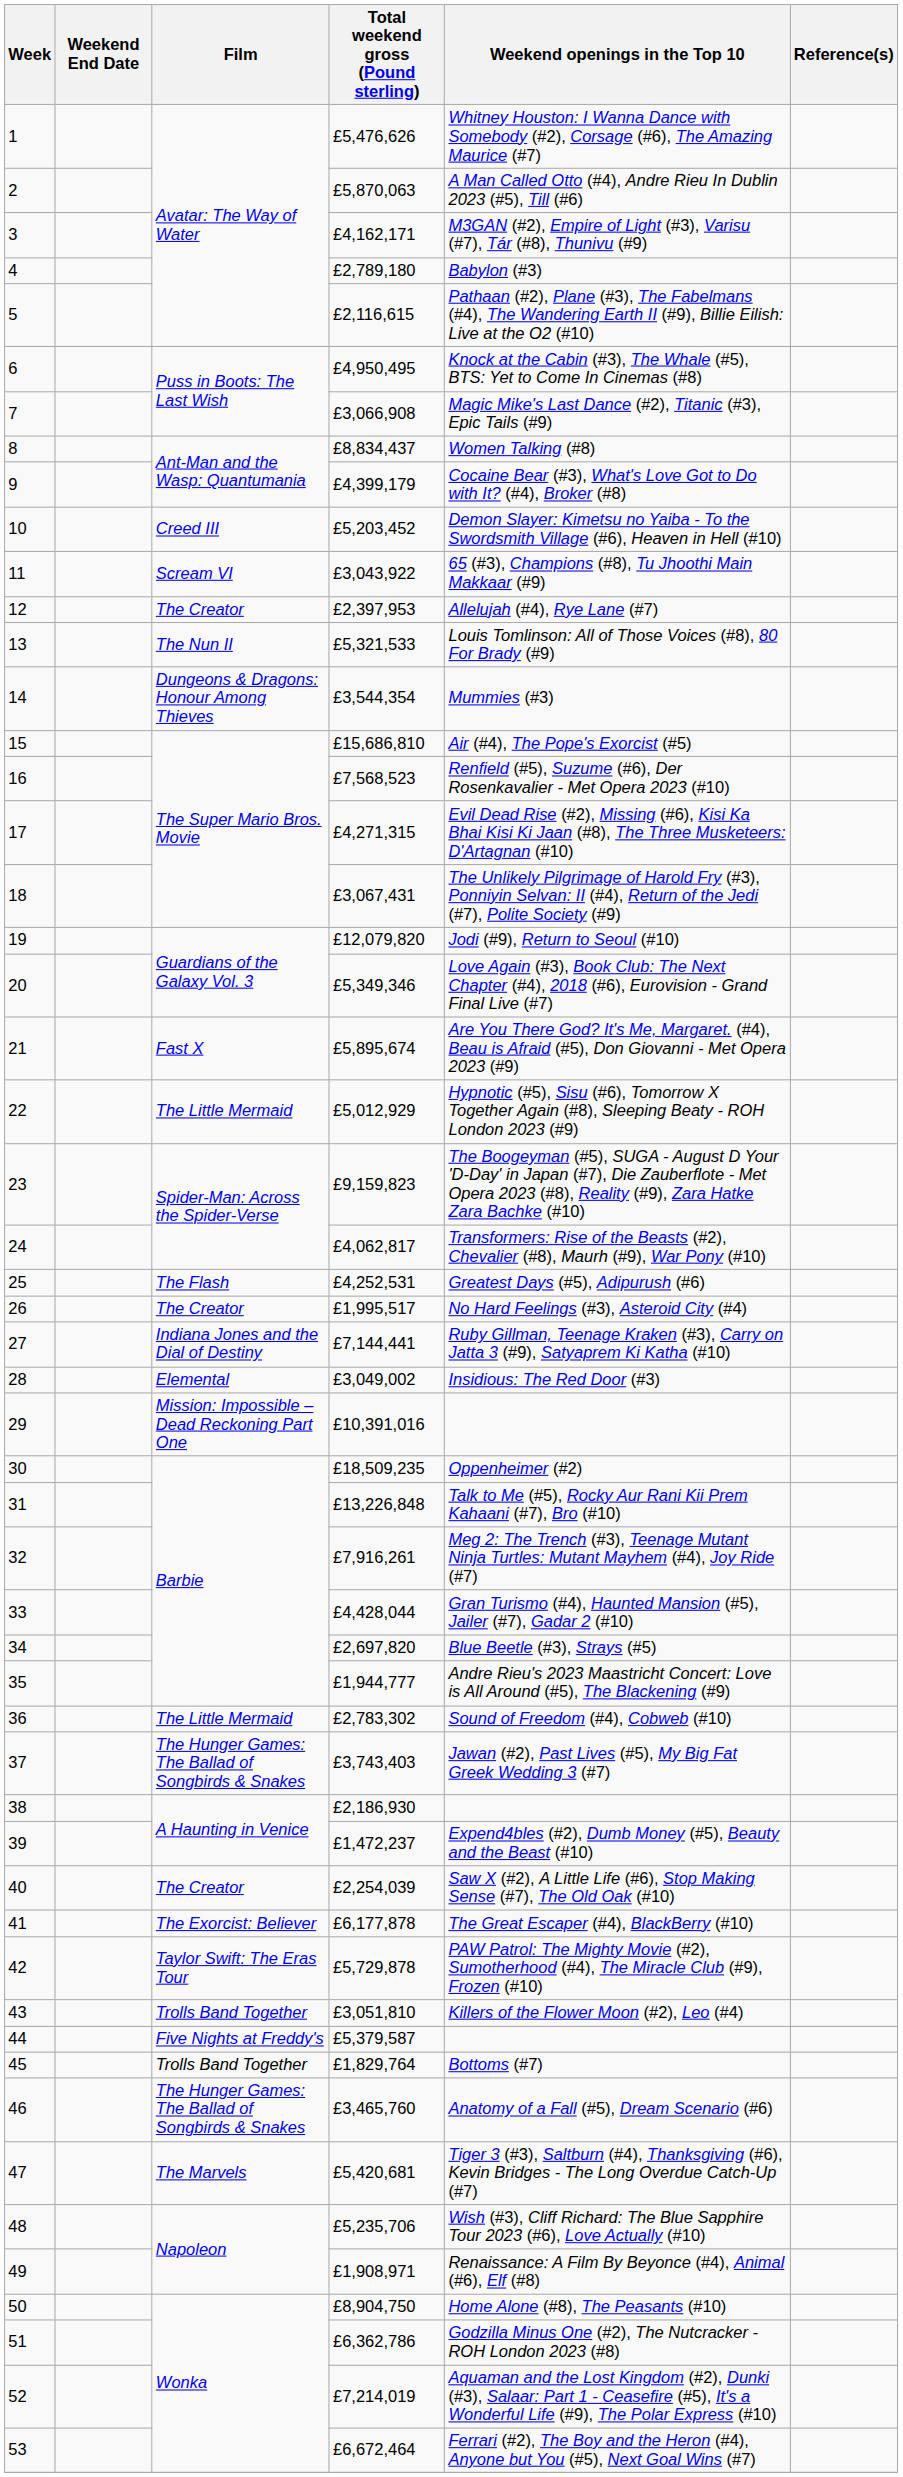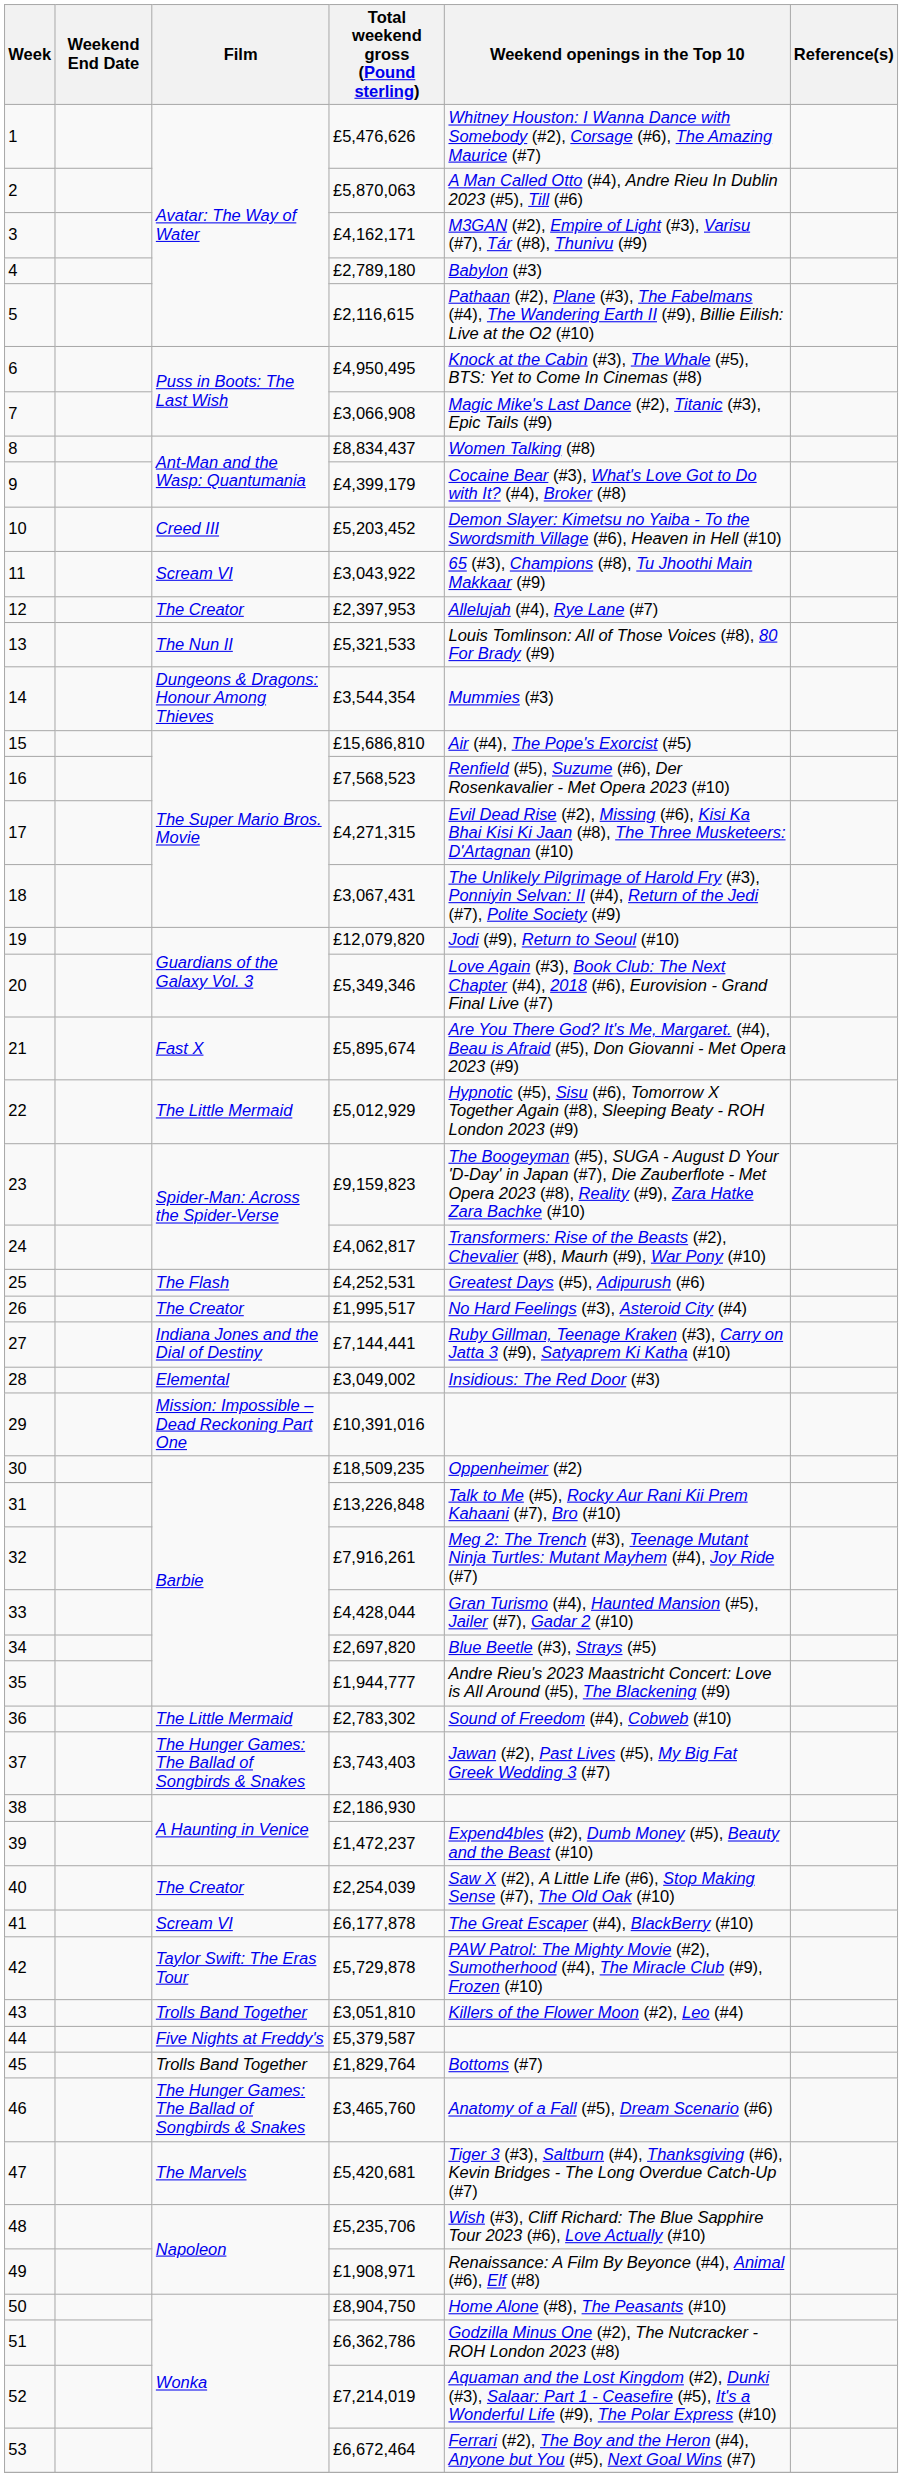(236, 1923) The Exorcist: Believer -> (194, 1923) Scream VI
